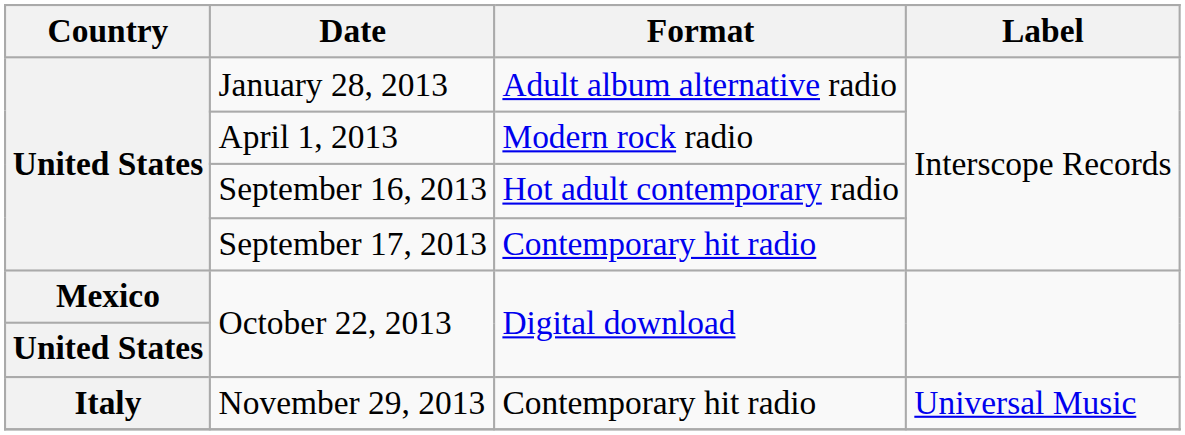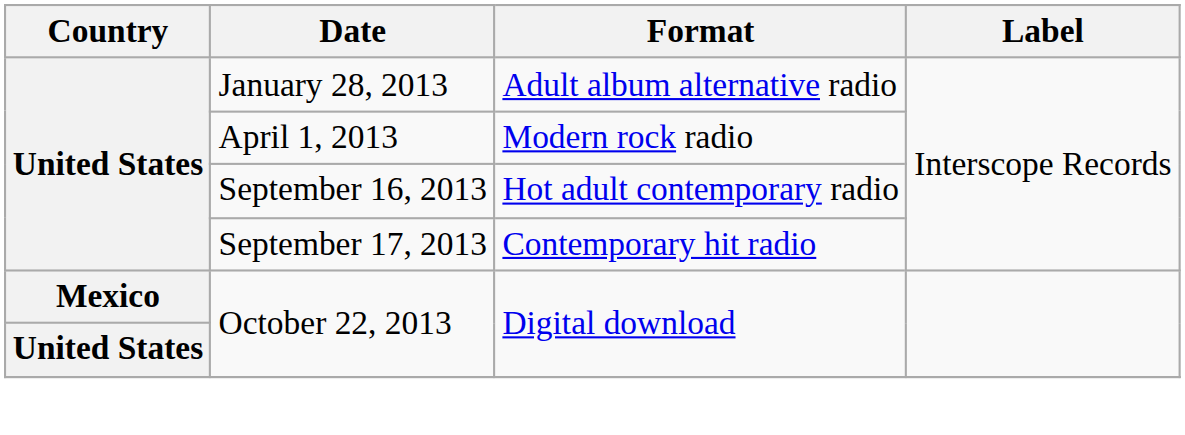- row: (352, 402)
